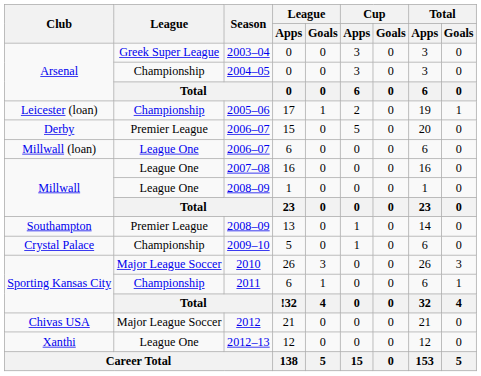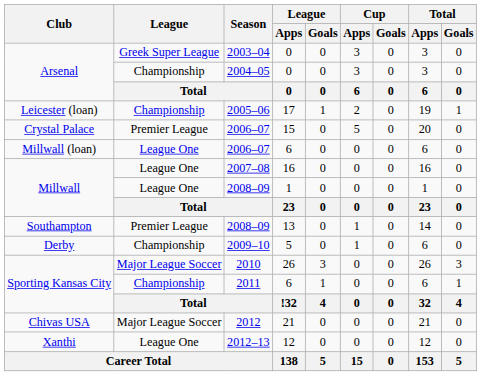(59, 129) Derby -> (59, 129) Crystal Palace
(59, 245) Crystal Palace -> (59, 245) Derby
